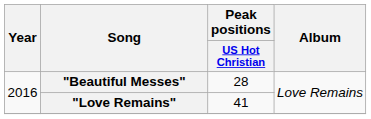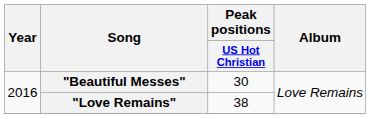(241, 82) 28 -> (241, 82) 30
(241, 103) 41 -> (241, 103) 38
